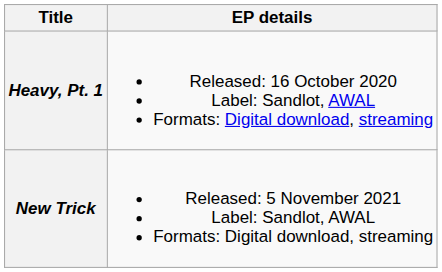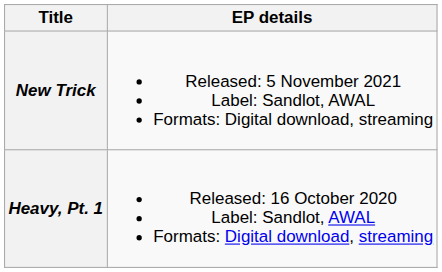rows swapped: (56, 90) <-> (56, 208)
